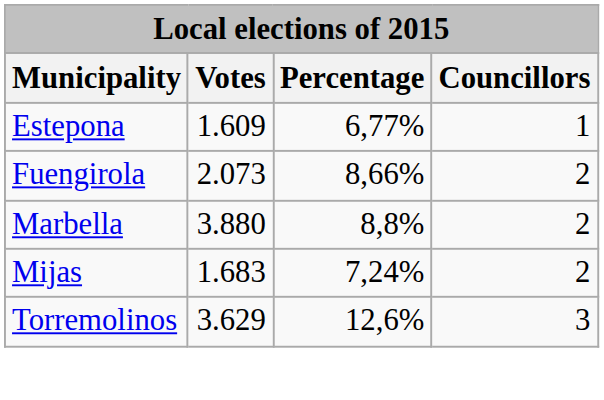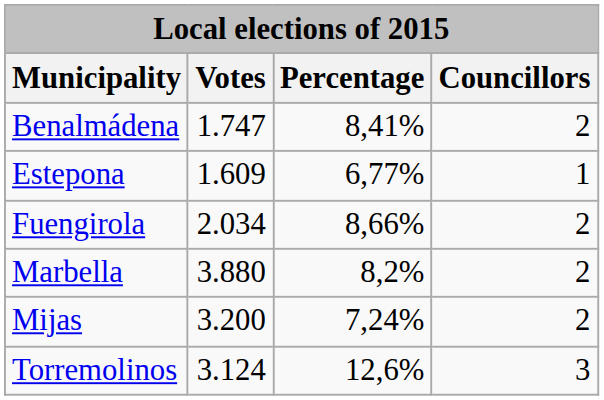+ row: (96, 126)
(231, 175) 2.073 -> (231, 223) 2.034
(392, 223) 8,8% -> (392, 272) 8,2%
(231, 272) 1.683 -> (231, 321) 3.200
(231, 321) 3.629 -> (231, 369) 3.124
